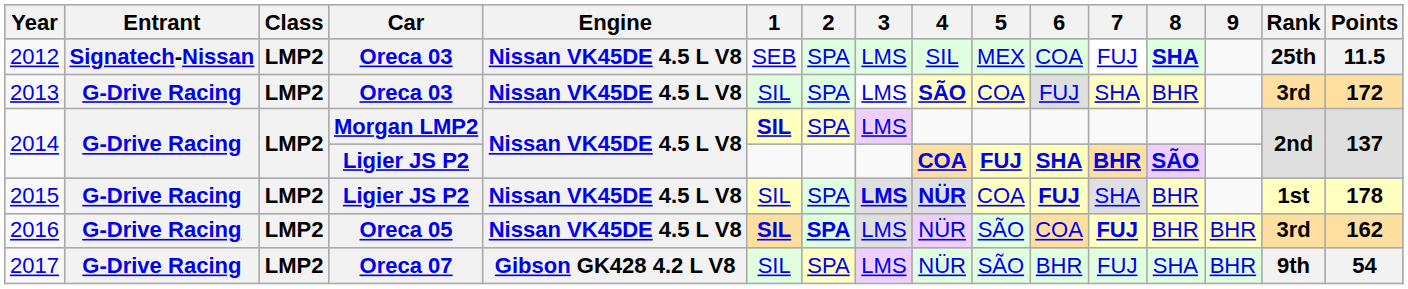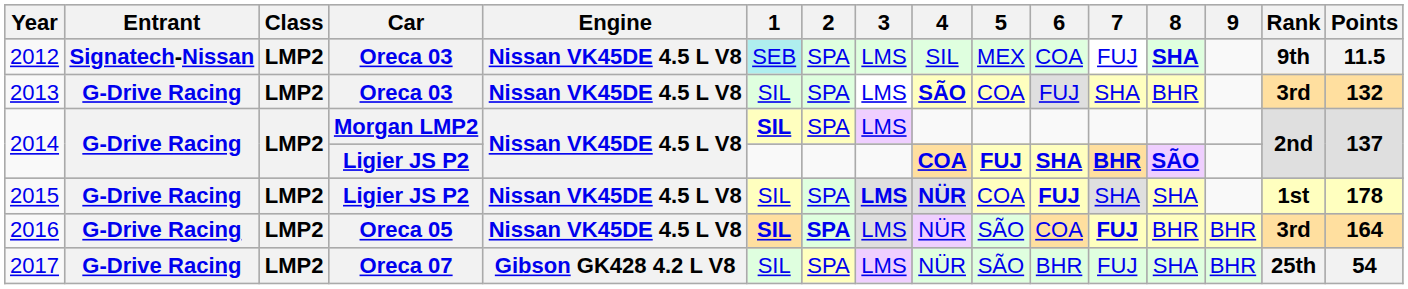(774, 56) no background -> (774, 56) paleturquoise background
(1294, 56) 25th -> (1294, 56) 9th
(1365, 91) 172 -> (1365, 91) 132
(1175, 195) BHR -> (1175, 195) SHA
(1365, 230) 162 -> (1365, 230) 164
(1294, 265) 9th -> (1294, 265) 25th
